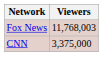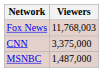+ row: (24, 59)
